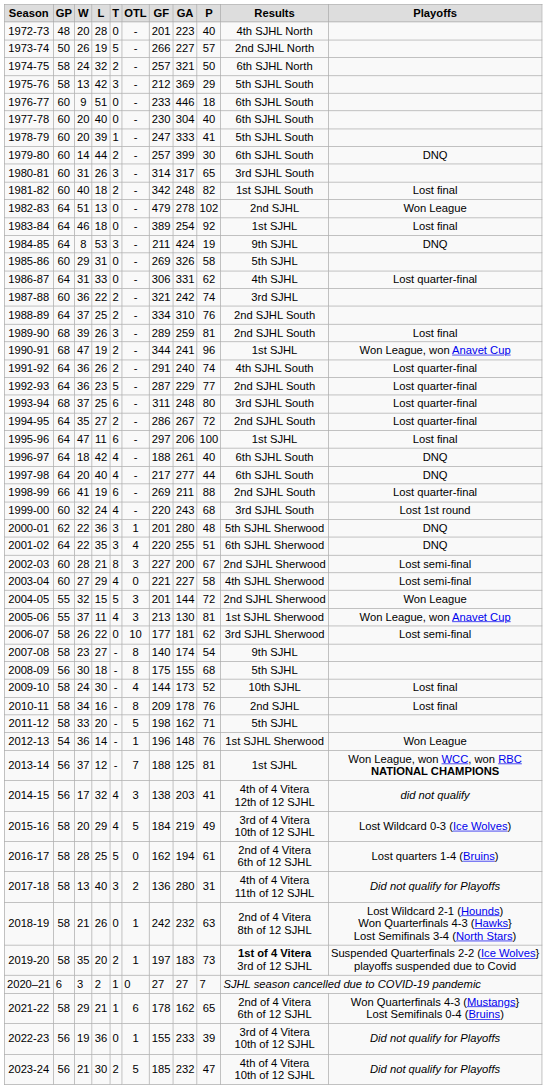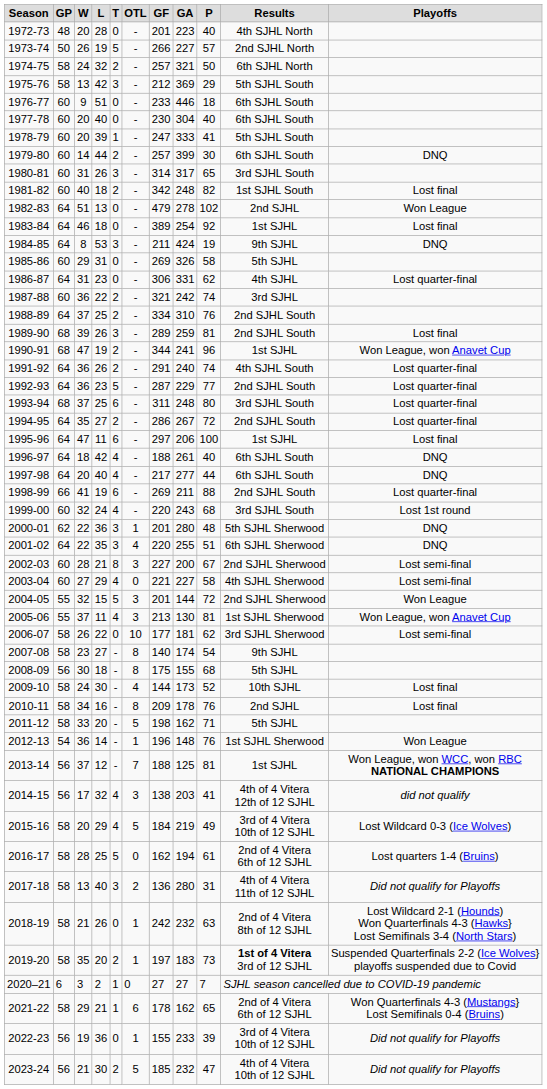(101, 279) 33 -> (101, 279) 23
